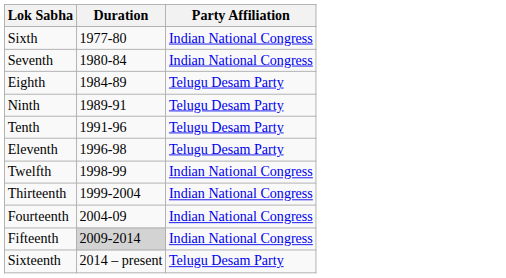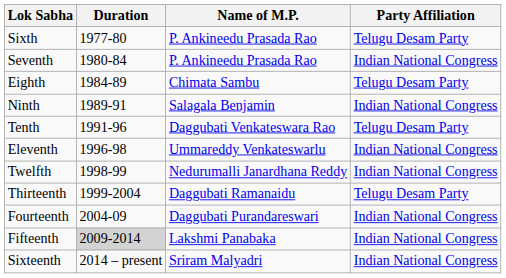+ column: (258, 15)
(241, 37) Indian National Congress -> (411, 37) Telugu Desam Party
(226, 104) Telugu Desam Party -> (426, 104) Indian National Congress
(226, 149) Telugu Desam Party -> (426, 149) Indian National Congress
(241, 194) Indian National Congress -> (411, 194) Telugu Desam Party
(226, 261) Telugu Desam Party -> (426, 261) Indian National Congress
